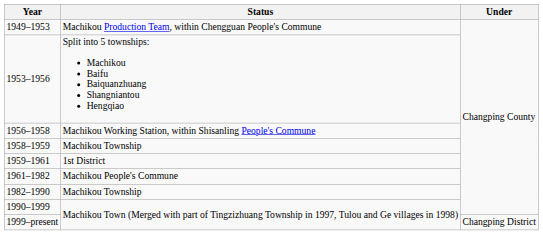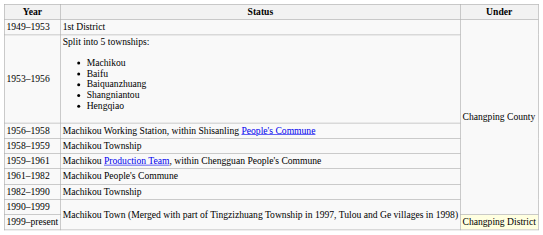(192, 27) Machikou Production Team, within Chengguan People's Commune -> (84, 27) 1st District
(84, 161) 1st District -> (192, 161) Machikou Production Team, within Chengguan People's Commune
(499, 222) no background -> (499, 222) lightyellow background
